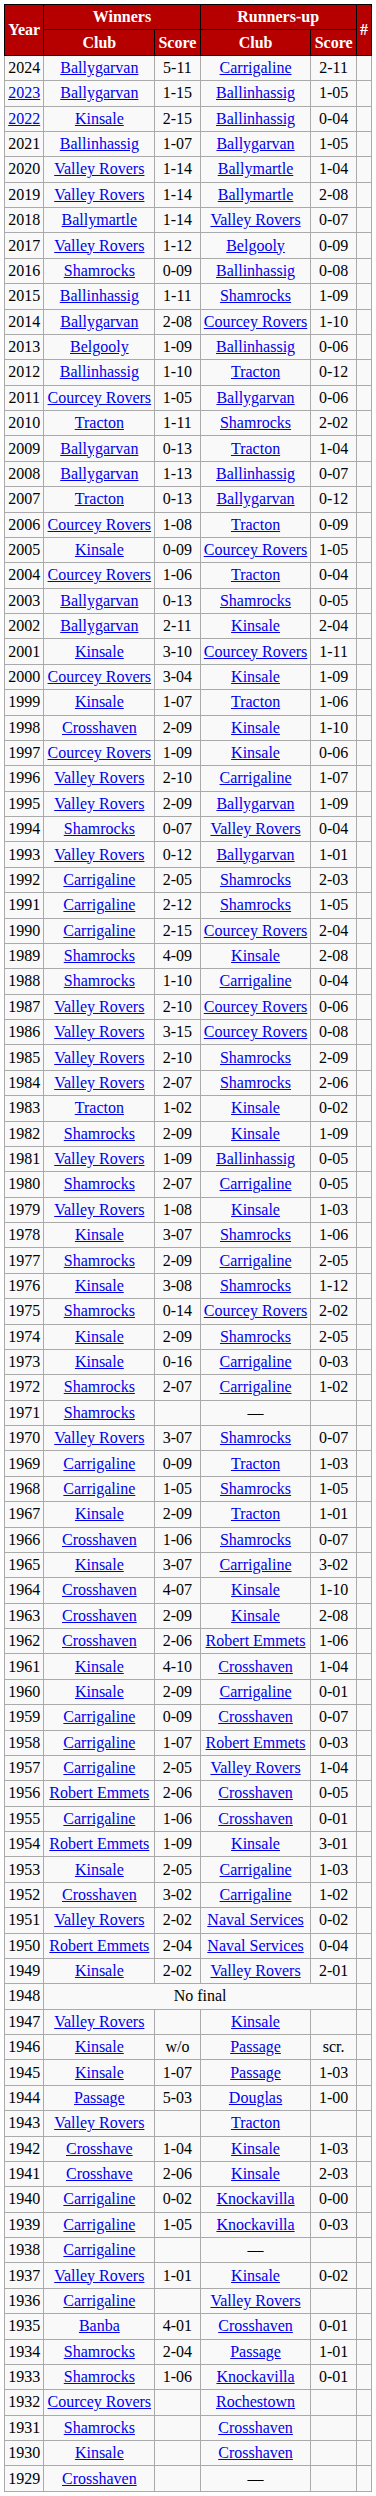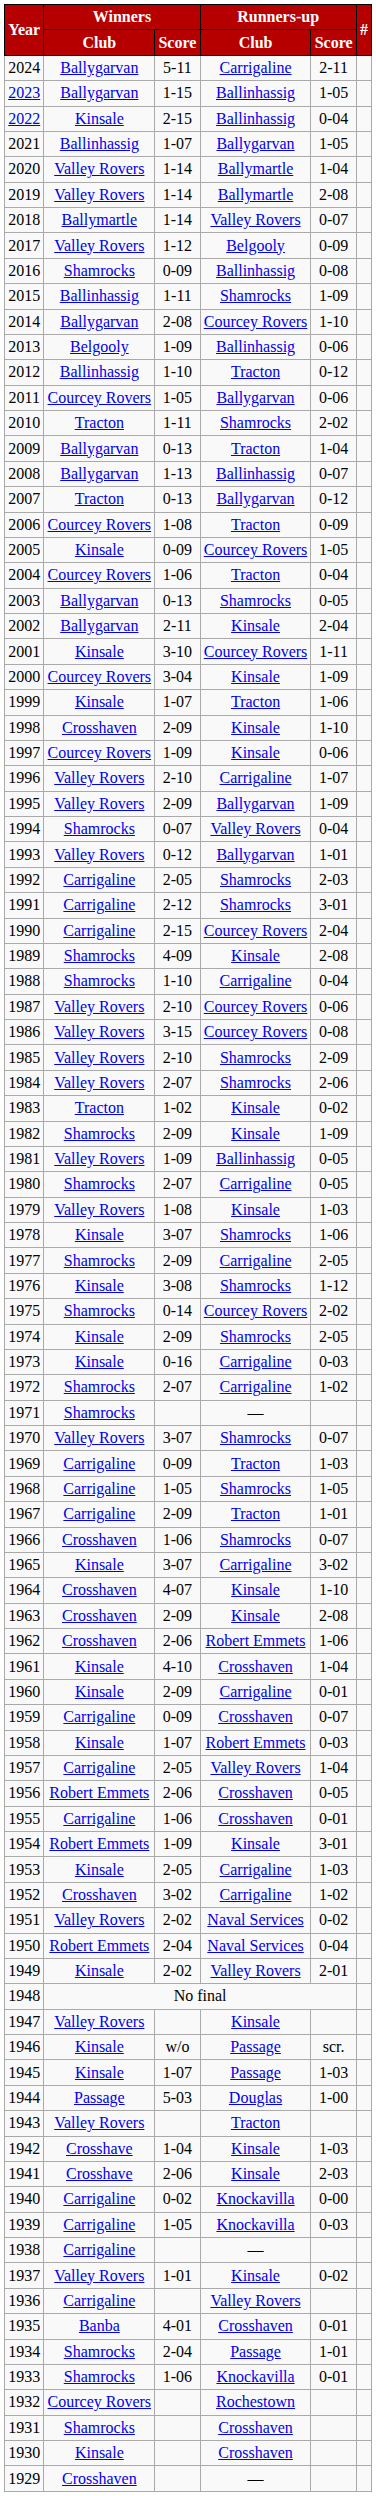(334, 905) 1-05 -> (334, 905) 3-01
(99, 1514) Kinsale -> (99, 1514) Carrigaline
(99, 1742) Carrigaline -> (99, 1742) Kinsale
